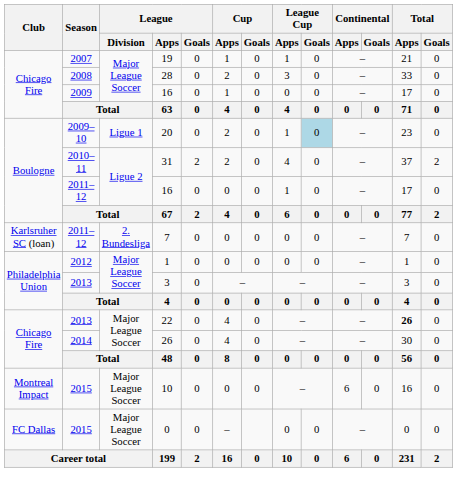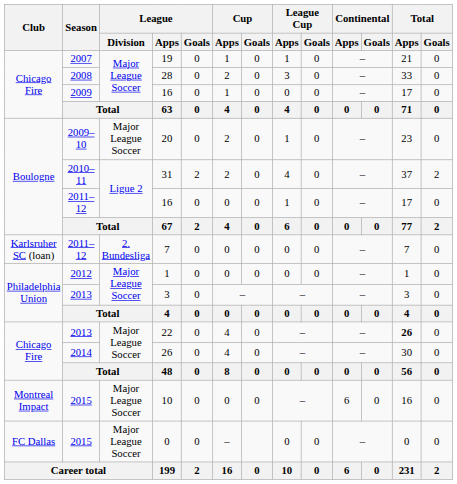(126, 133) Ligue 1 -> (126, 139) Major League Soccer
(317, 133) lightblue background -> (317, 139) no background
